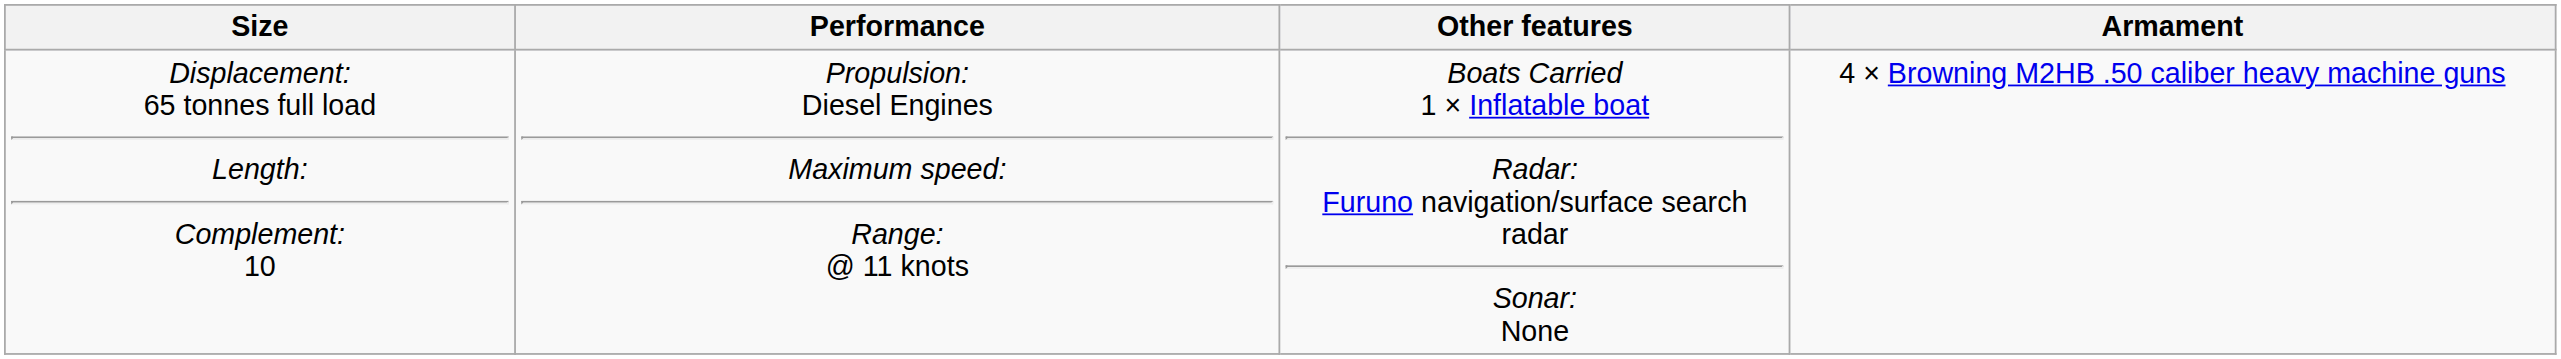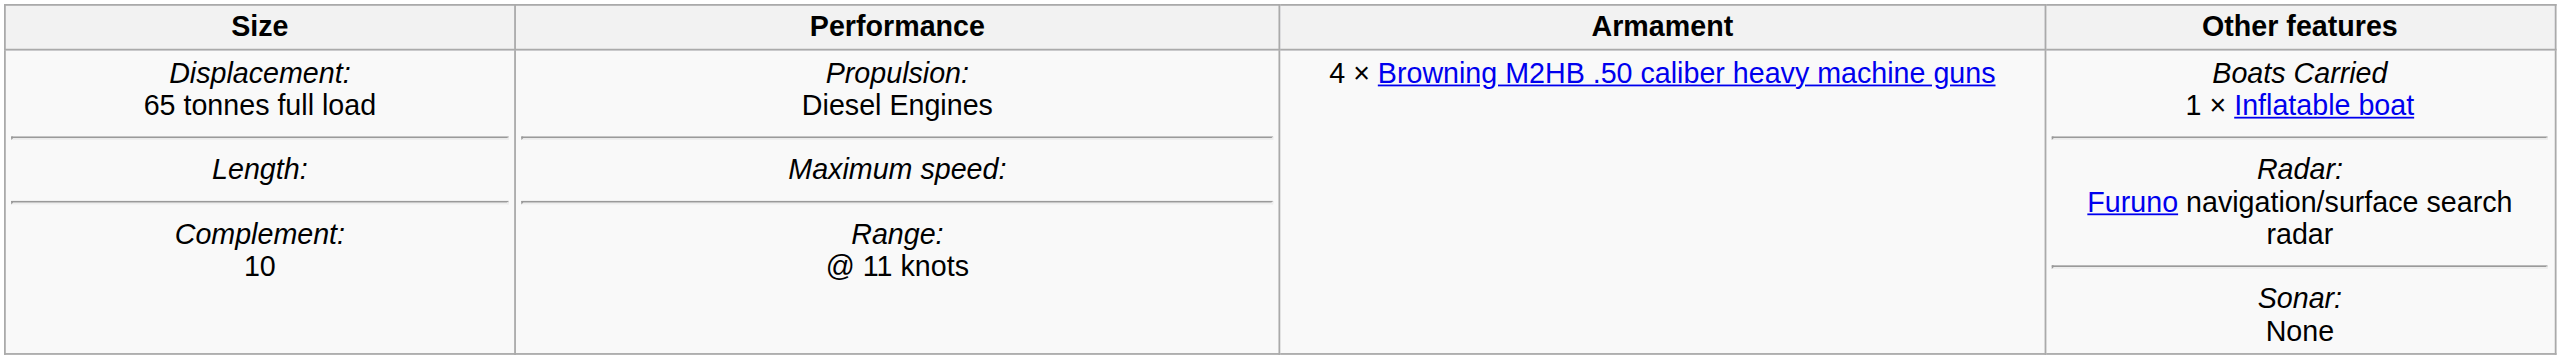columns swapped: (2172, 27) <-> (1535, 27)
